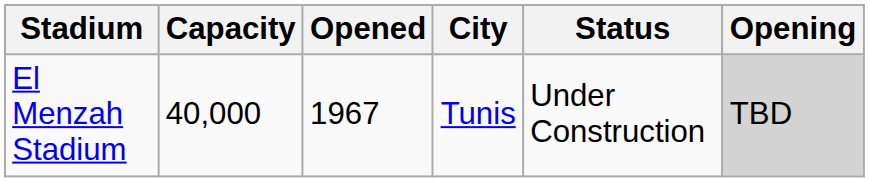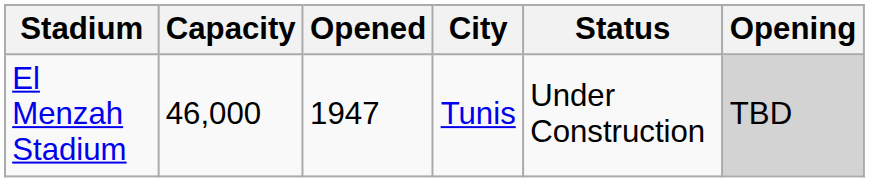(213, 114) 40,000 -> (213, 114) 46,000
(345, 114) 1967 -> (345, 114) 1947
